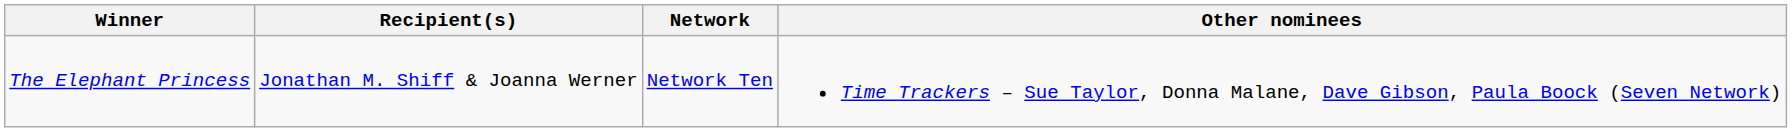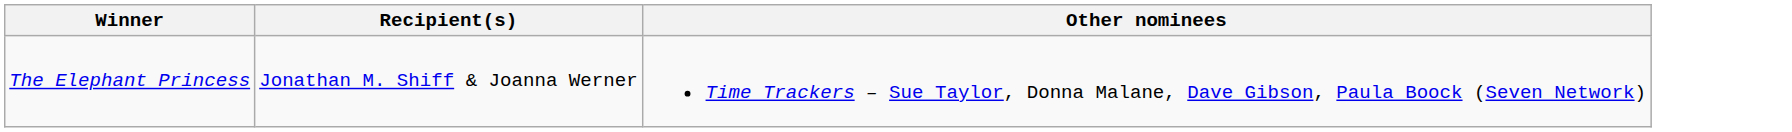- column: (710, 20)
